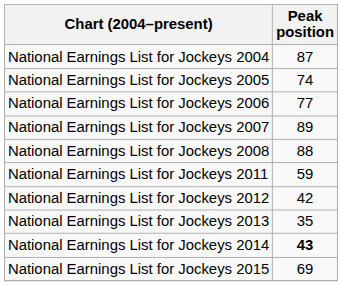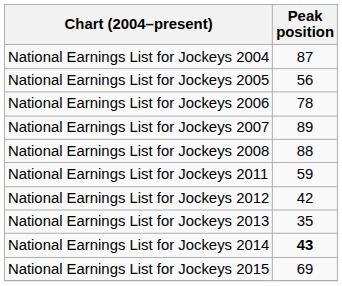(305, 80) 74 -> (305, 80) 56
(305, 103) 77 -> (305, 103) 78
